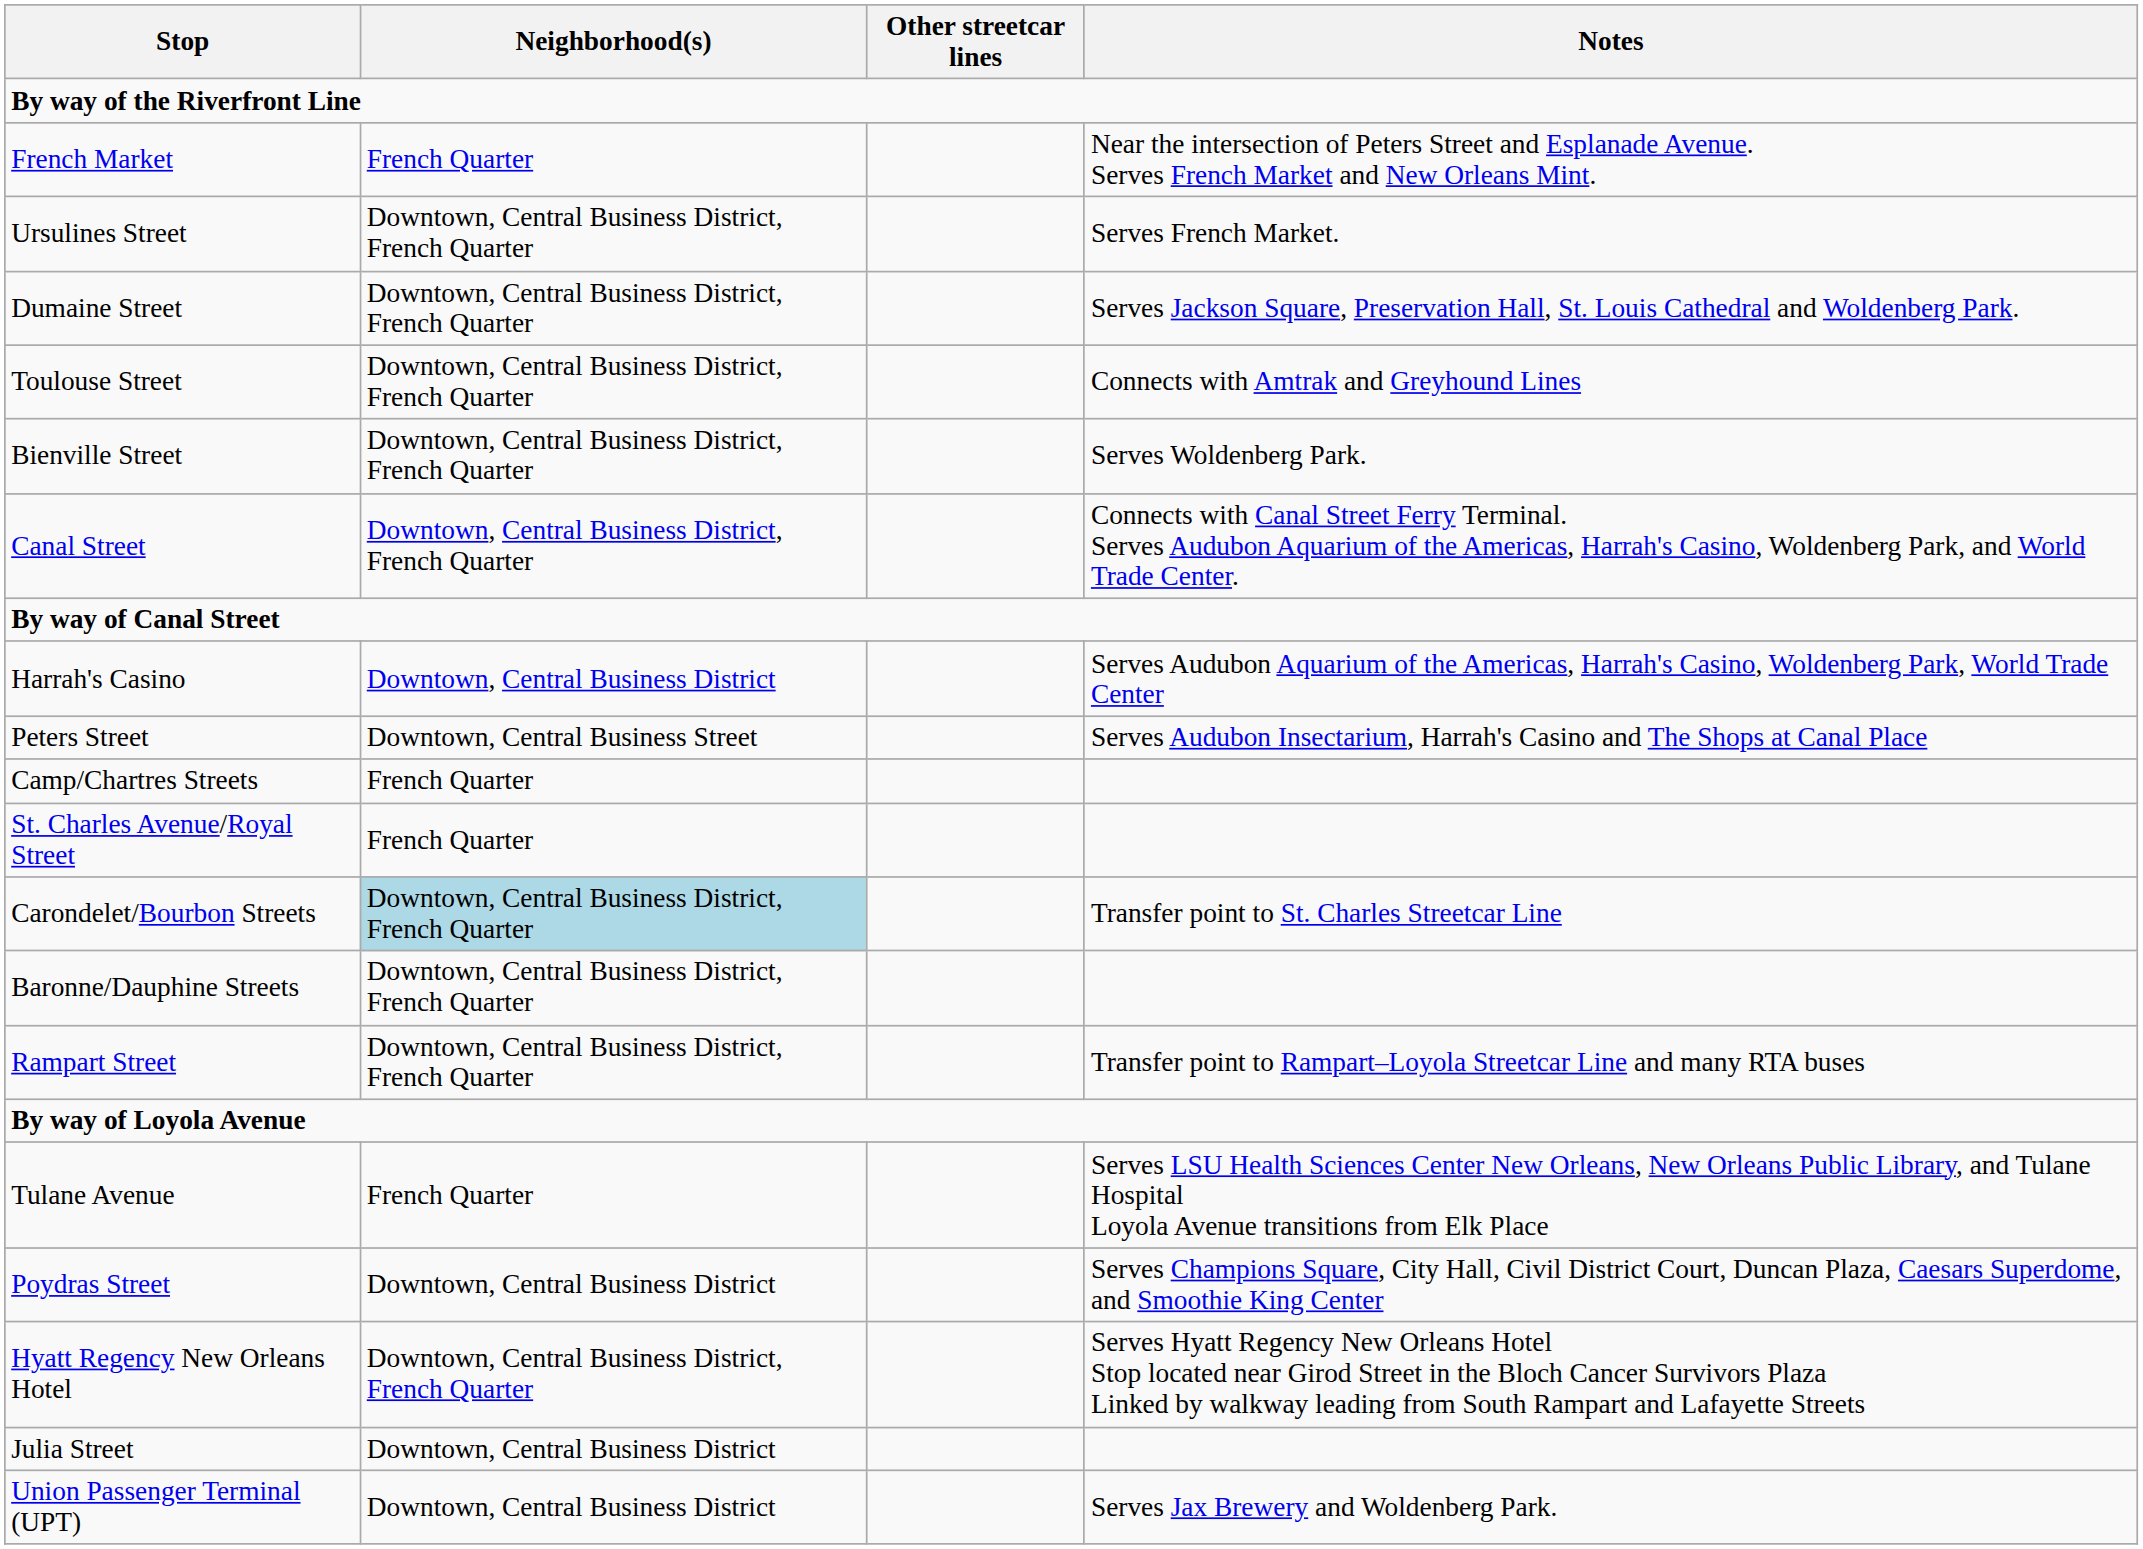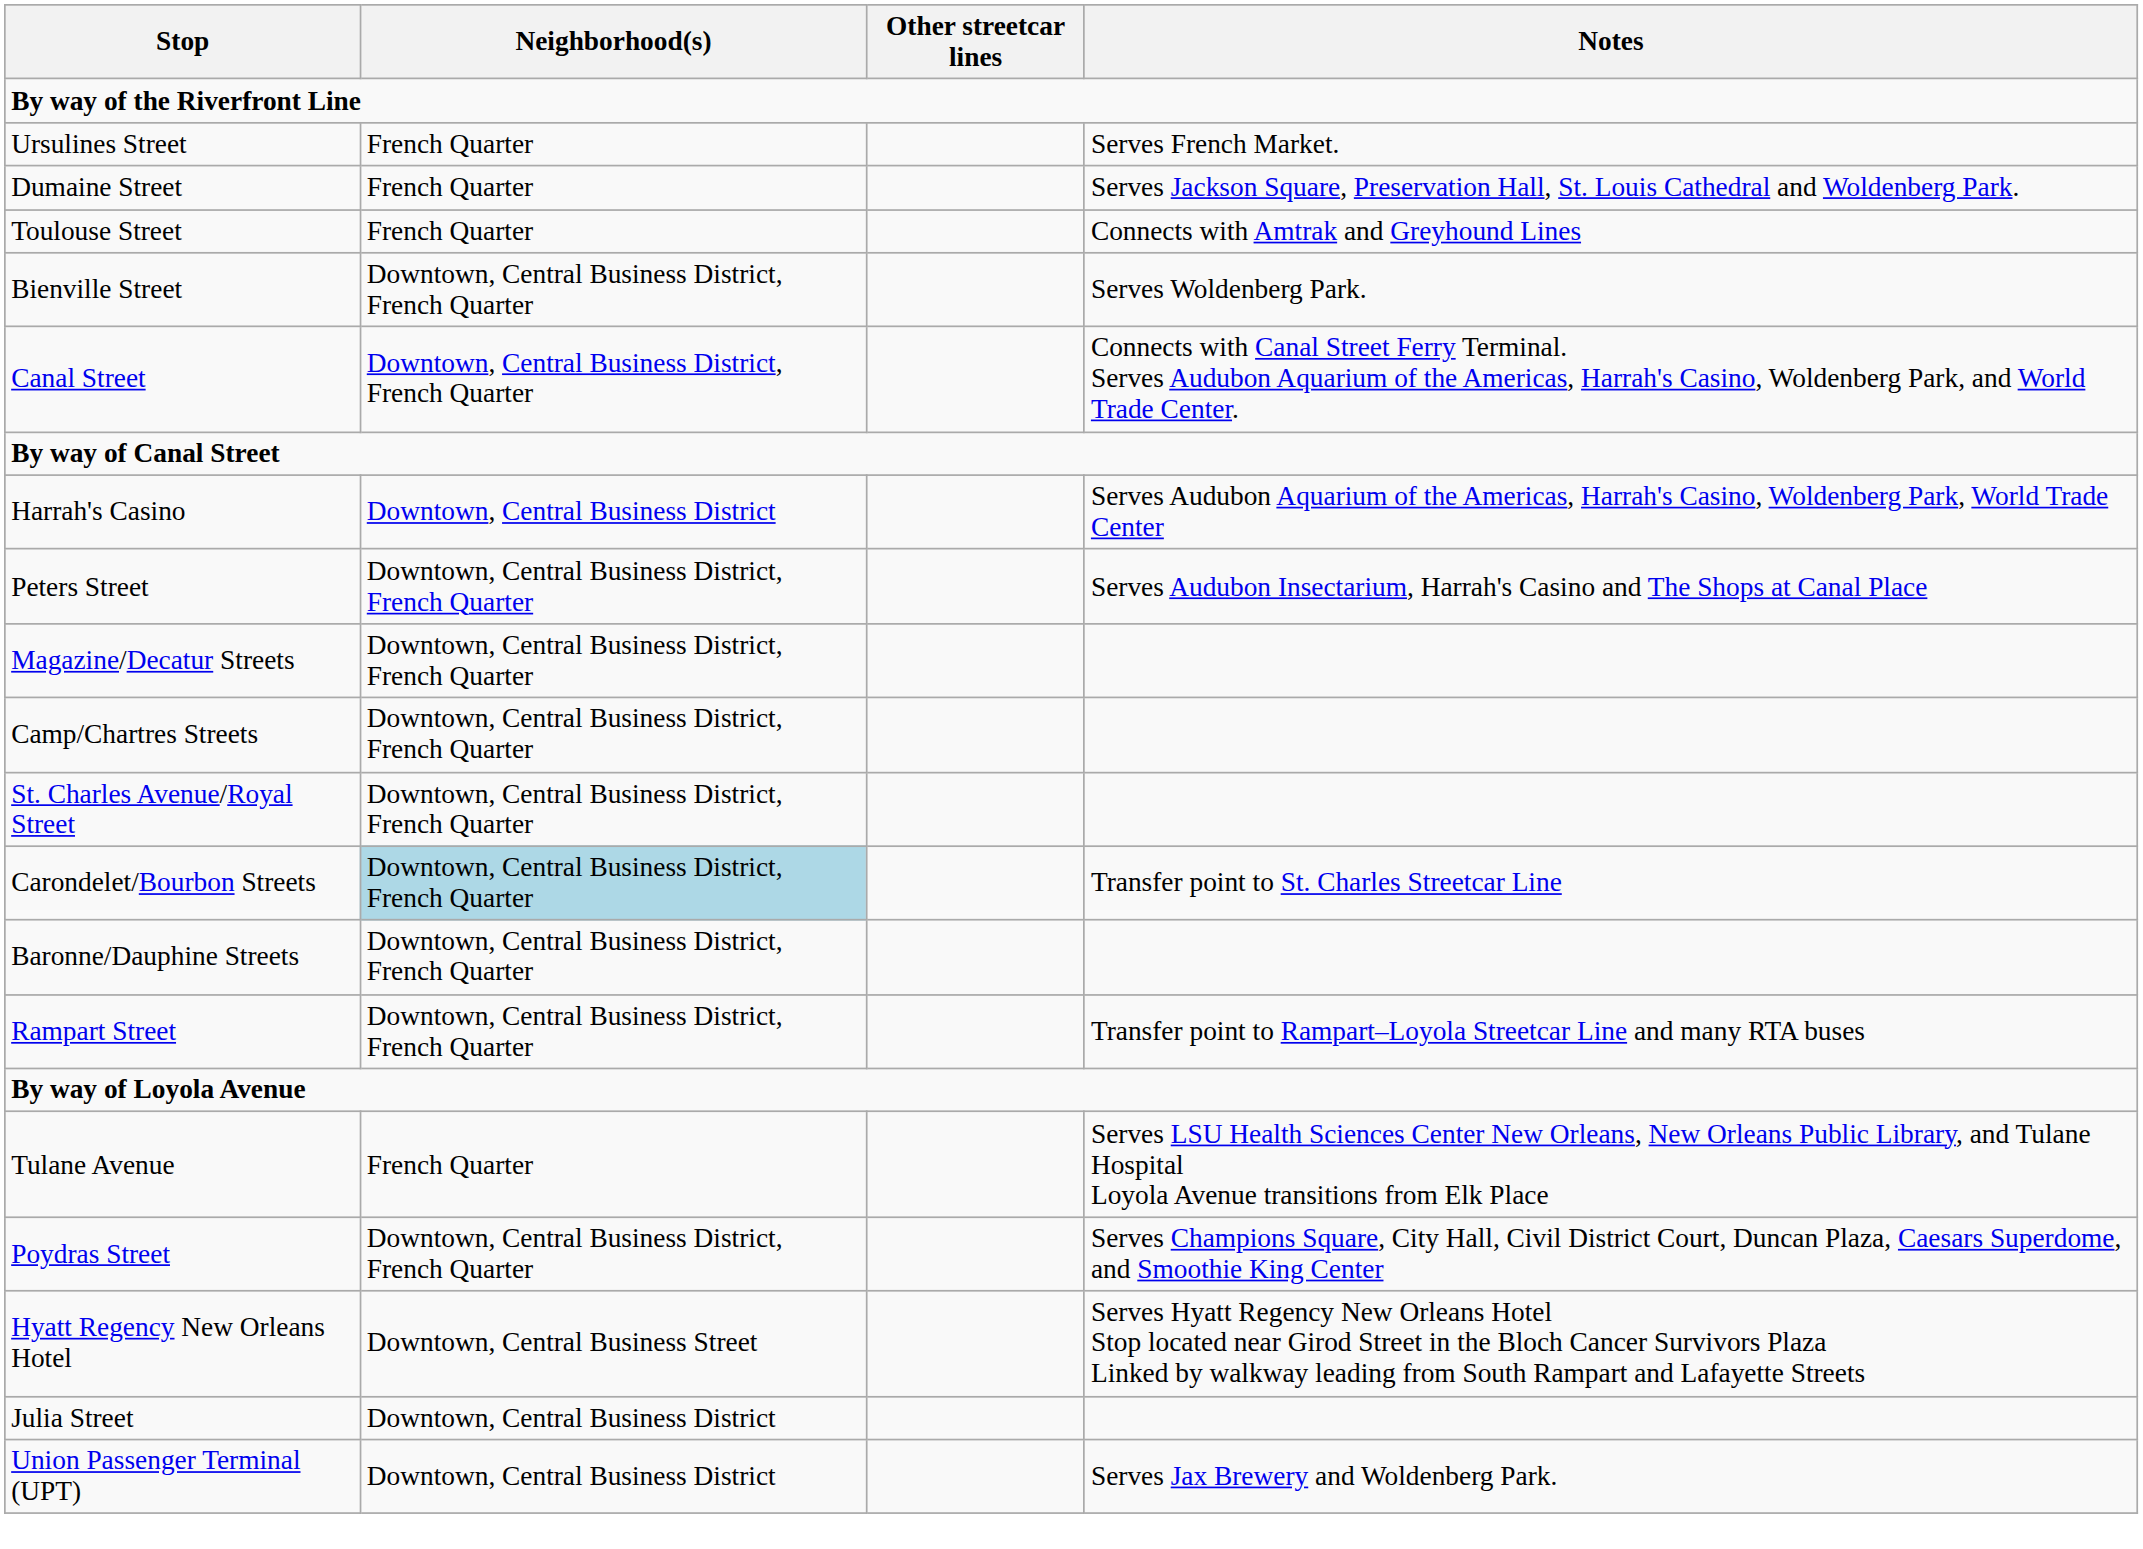- row: (92, 159)
(575, 233) Downtown, Central Business District, French Quarter -> (450, 143) French Quarter
(575, 307) Downtown, Central Business District, French Quarter -> (450, 187) French Quarter
(575, 381) Downtown, Central Business District, French Quarter -> (450, 230) French Quarter
(562, 737) Downtown, Central Business Street -> (575, 586) Downtown, Central Business District, French Quarter
+ row: (153, 660)
(450, 780) French Quarter -> (575, 734) Downtown, Central Business District, French Quarter
(450, 839) French Quarter -> (575, 808) Downtown, Central Business District, French Quarter
(571, 1284) Downtown, Central Business District -> (575, 1253) Downtown, Central Business District, French Quarter
(575, 1373) Downtown, Central Business District, French Quarter -> (562, 1343) Downtown, Central Business Street
